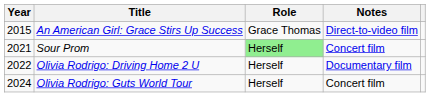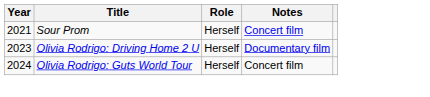- row: (140, 30)
(265, 48) lightgreen background -> (222, 30) no background
(19, 65) 2022 -> (19, 48) 2023
